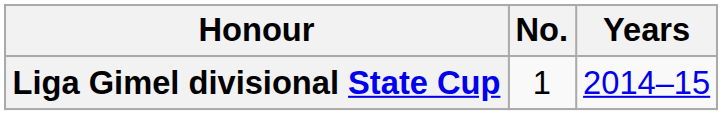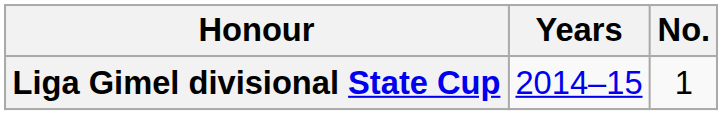columns swapped: (542, 30) <-> (647, 30)
